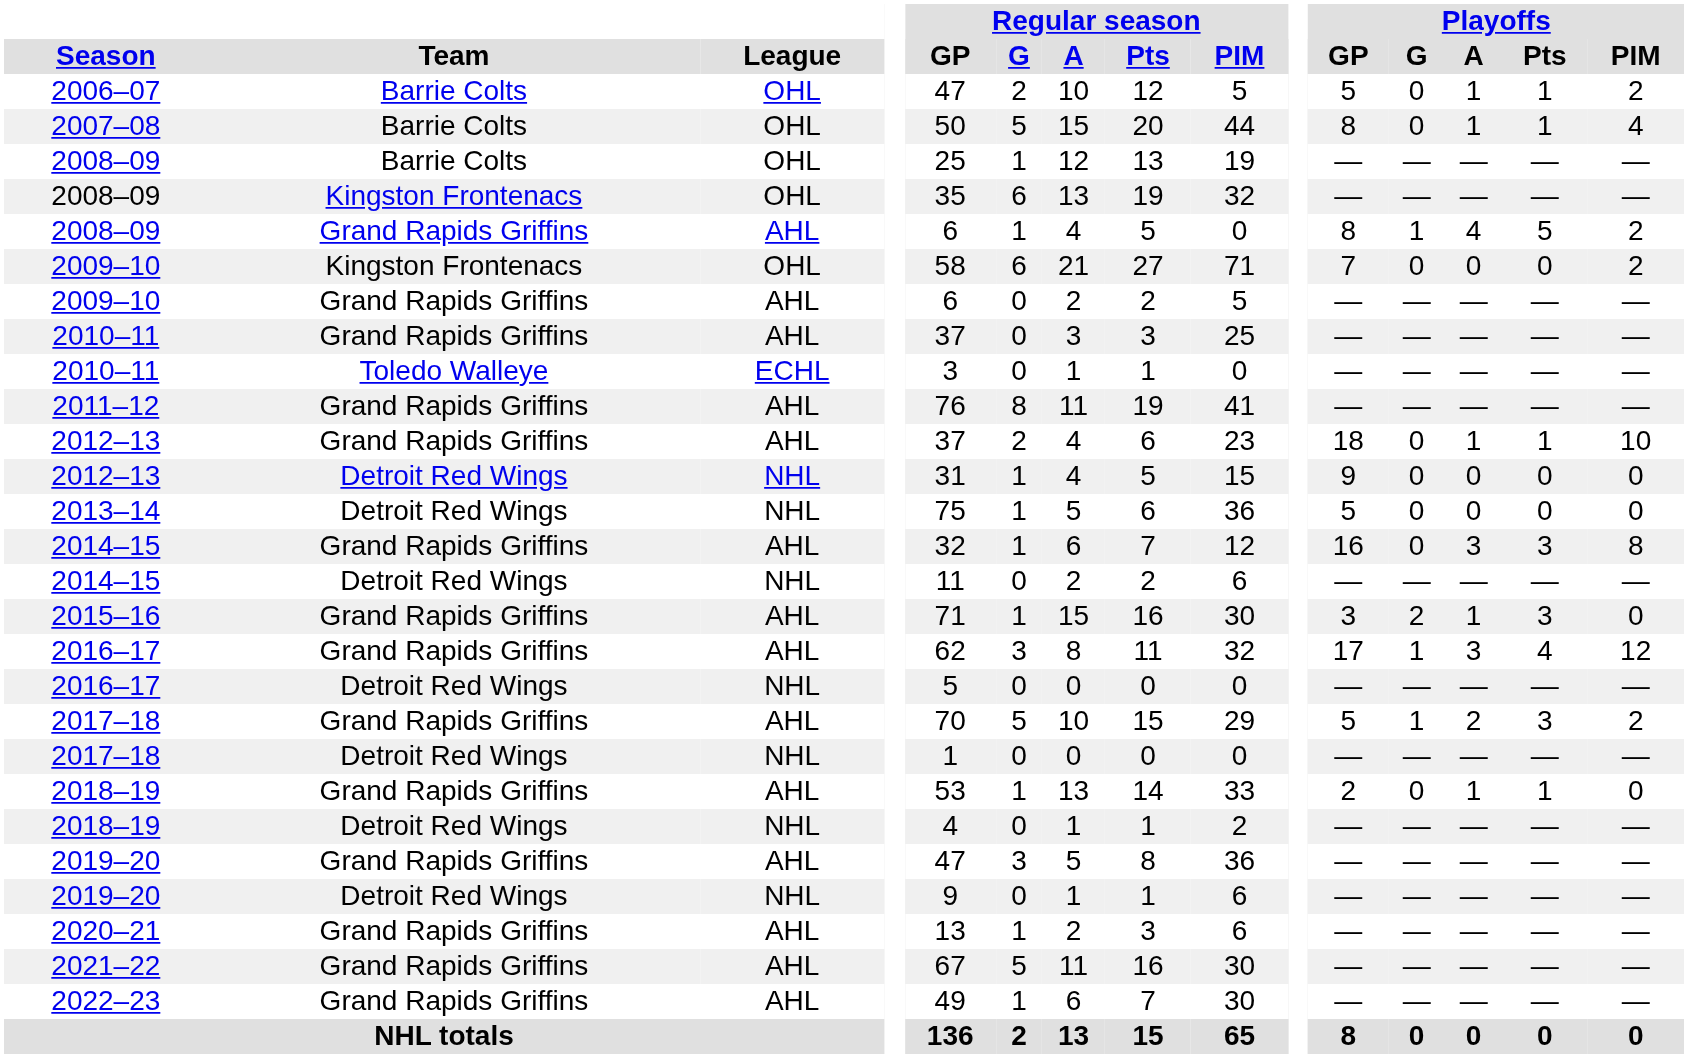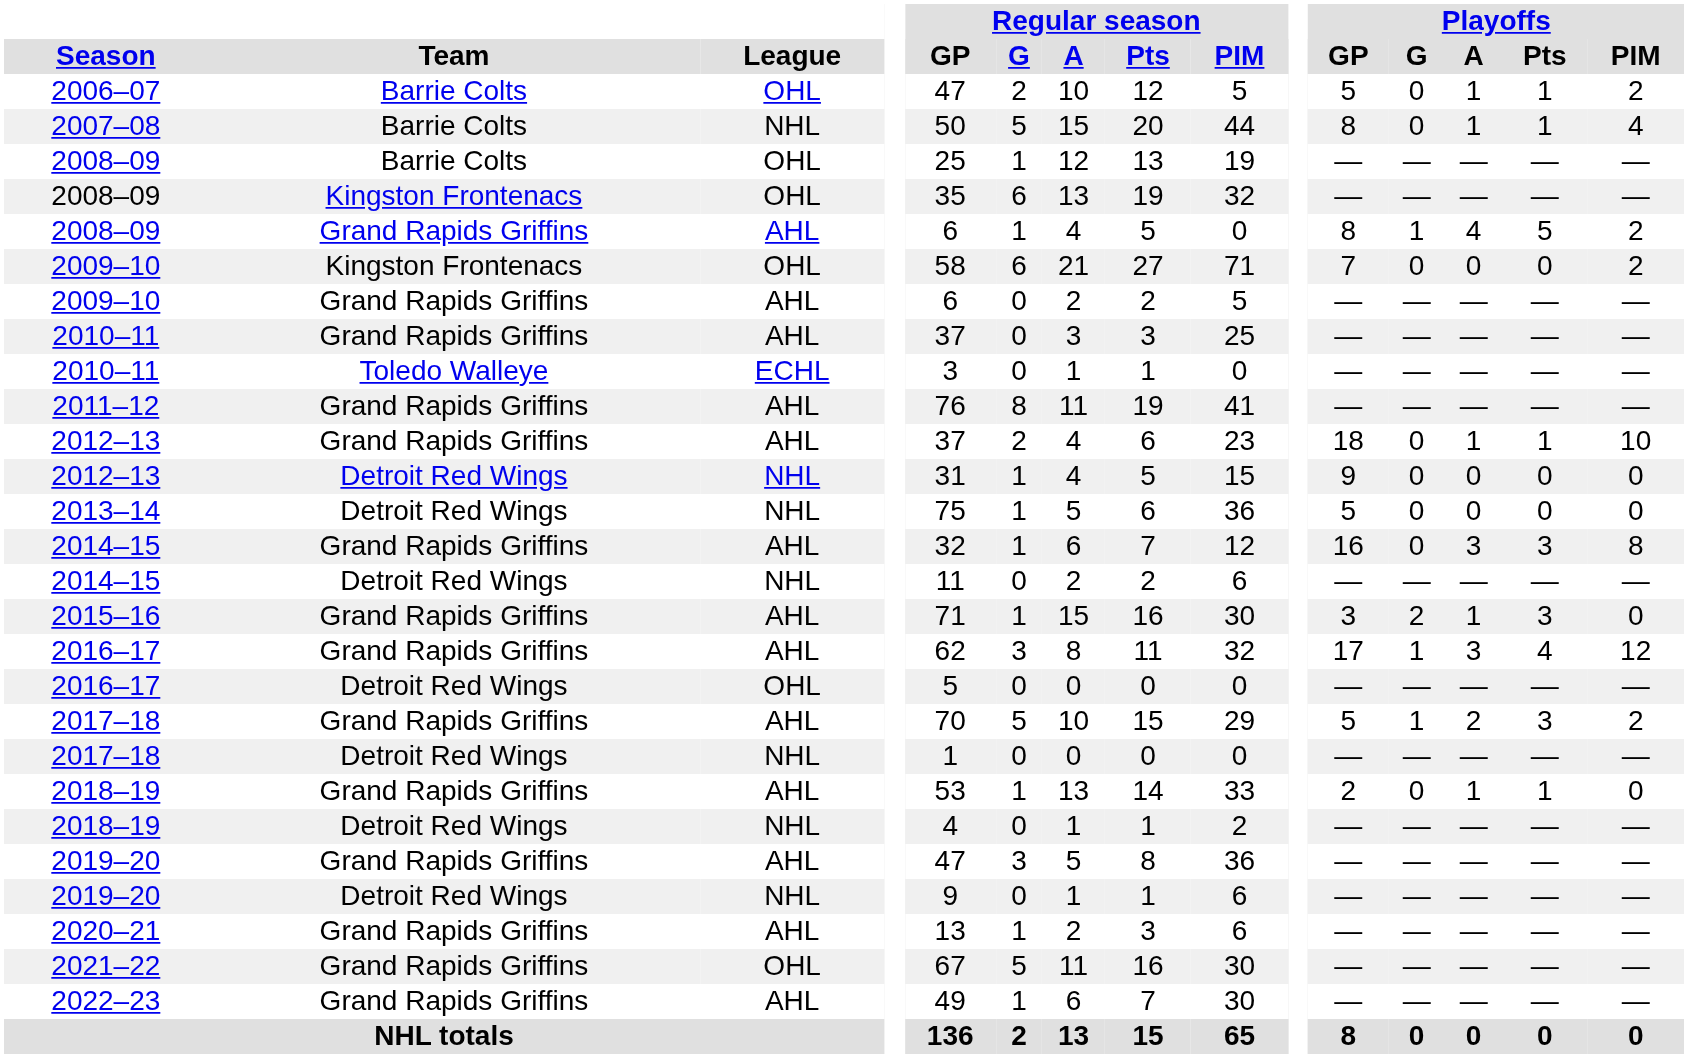(792, 126) OHL -> (792, 126) NHL
(792, 686) NHL -> (792, 686) OHL
(792, 966) AHL -> (792, 966) OHL
